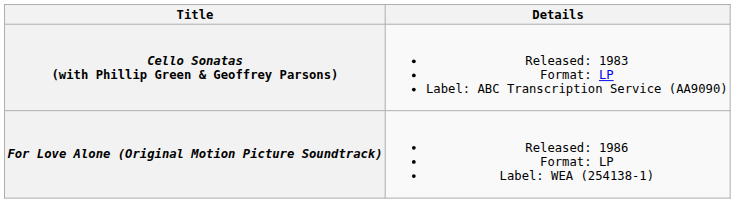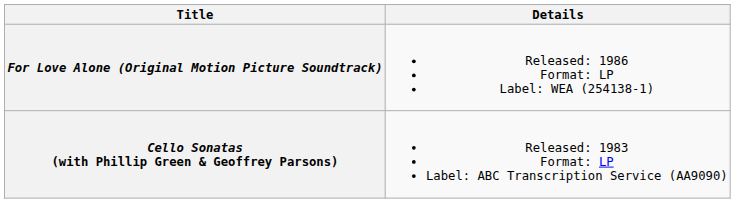rows swapped: (195, 68) <-> (195, 154)
